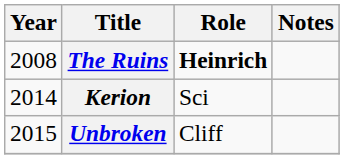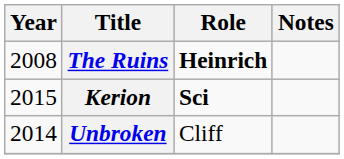(33, 97) 2014 -> (33, 97) 2015
(194, 97) normal -> (194, 97) bold
(33, 134) 2015 -> (33, 134) 2014
